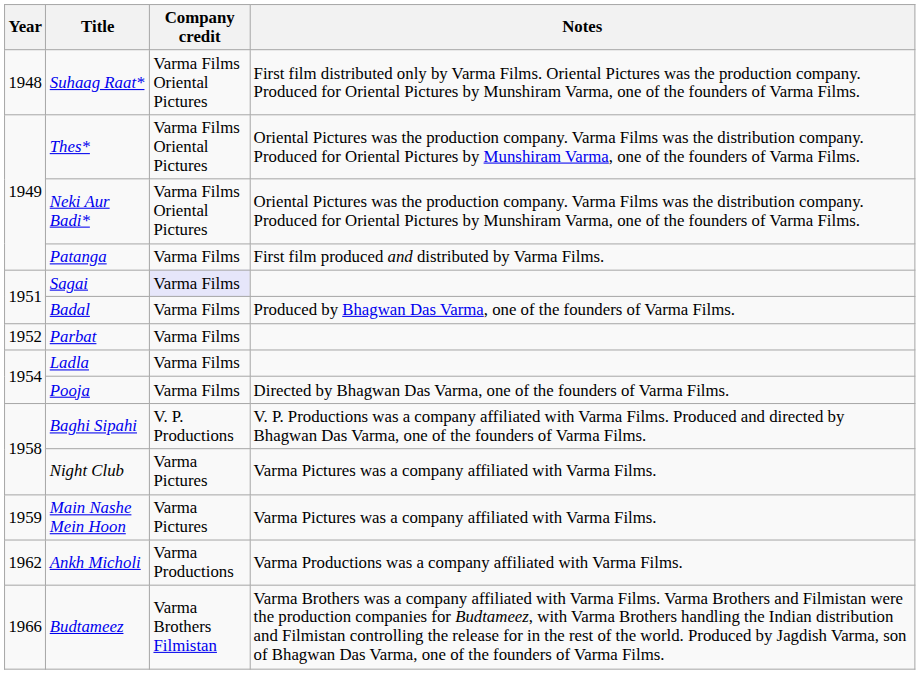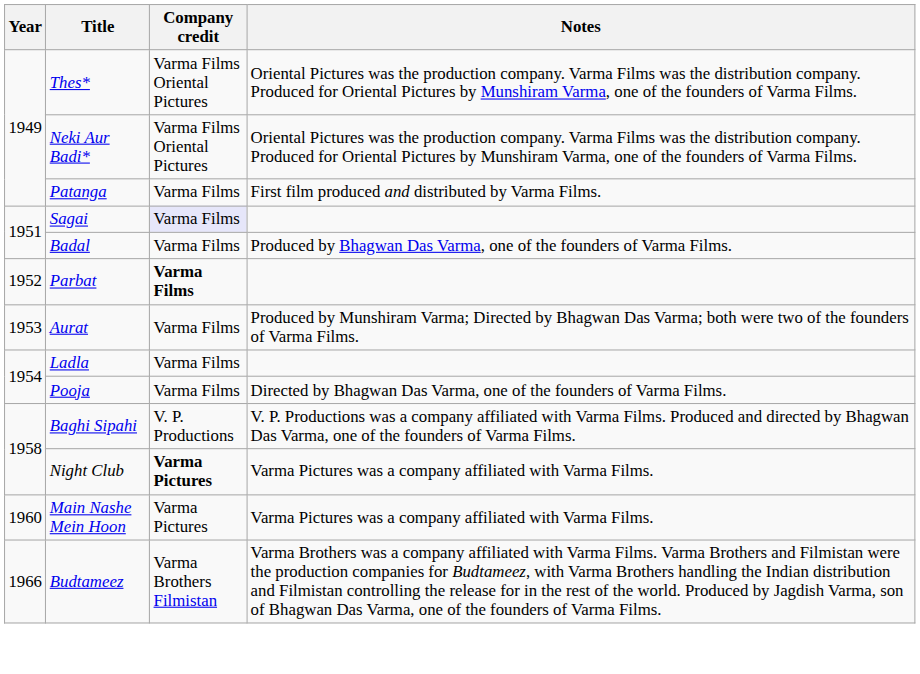- row: (97, 82)
(197, 336) normal -> (178, 281) bold
+ row: (69, 327)
(181, 471) normal -> (183, 471) bold
(25, 517) 1959 -> (25, 517) 1960
- row: (95, 562)
